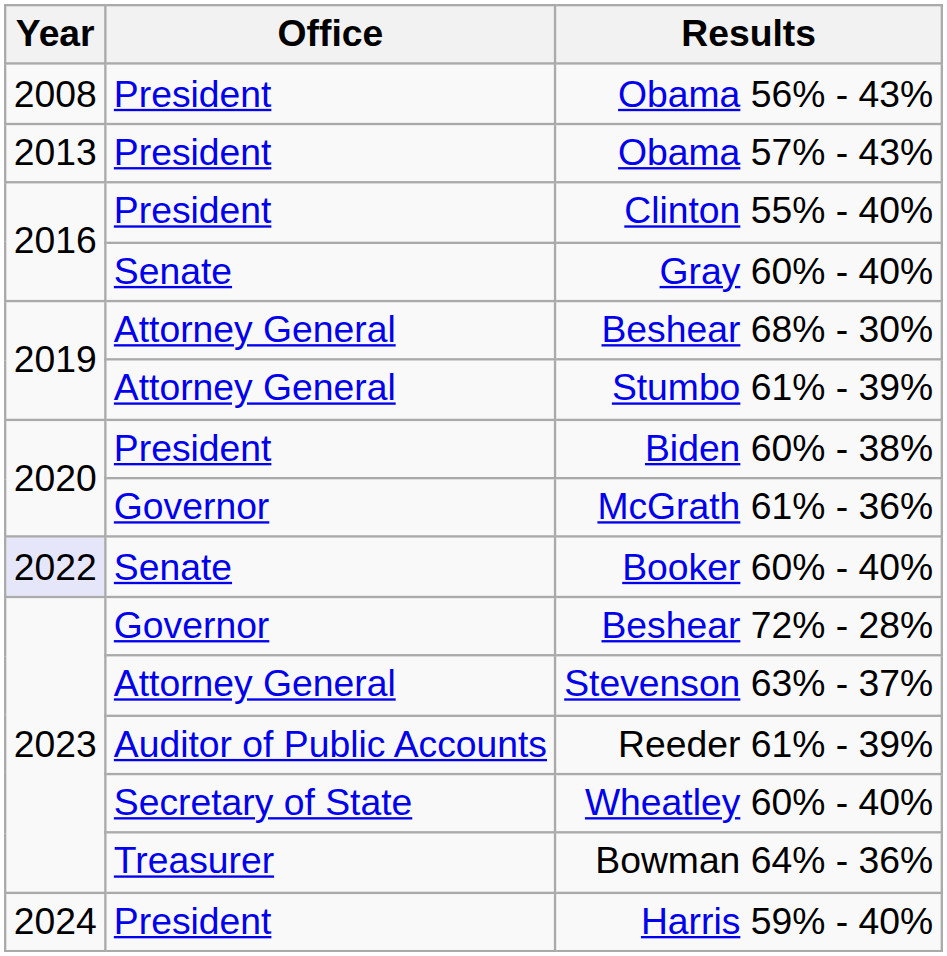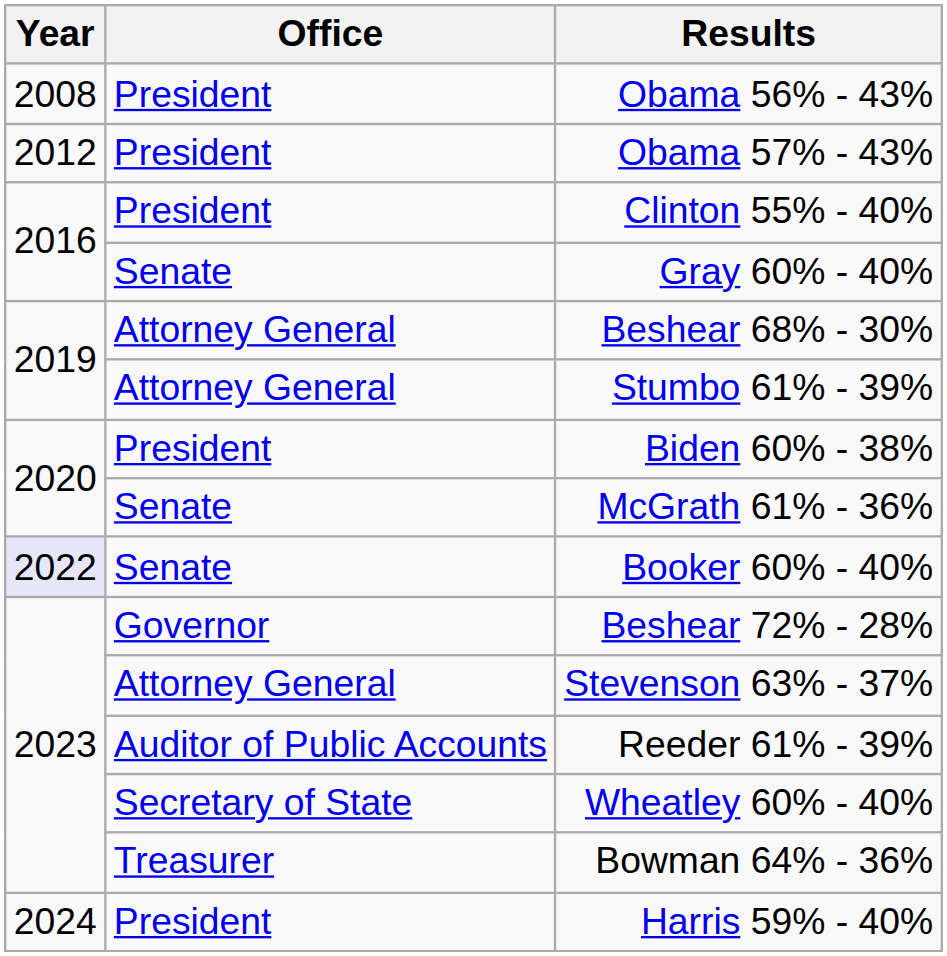(55, 152) 2013 -> (55, 152) 2012
(192, 507) Governor -> (173, 507) Senate
